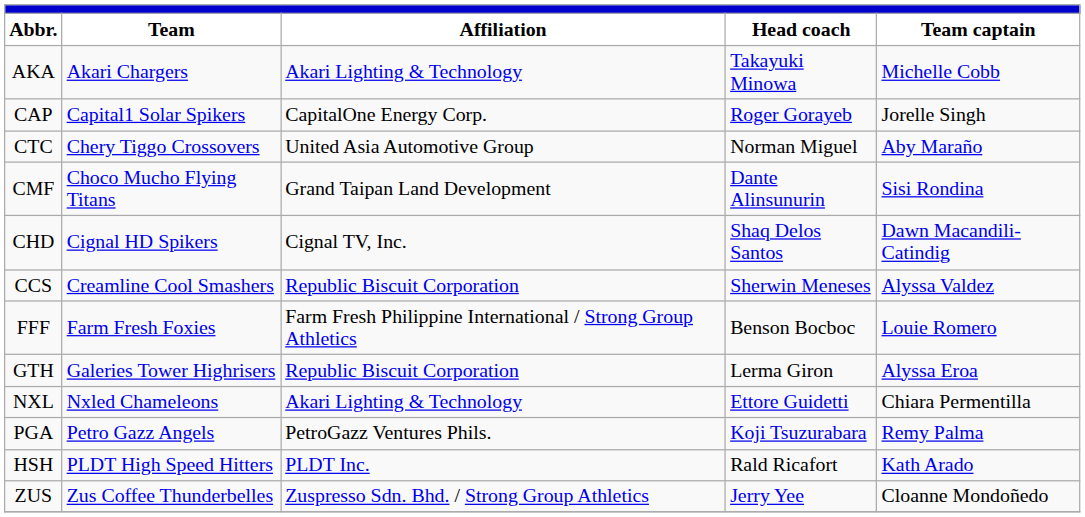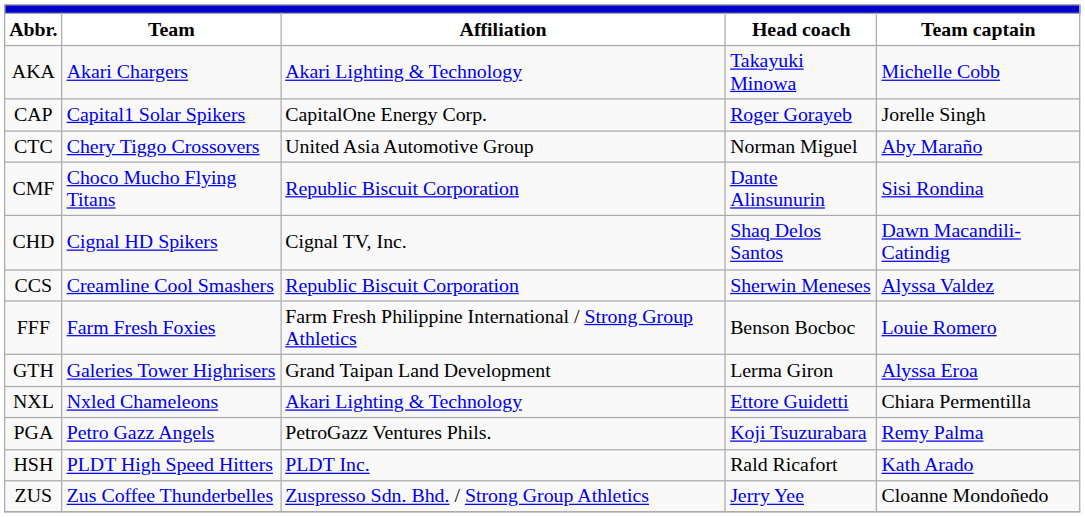(418, 188) Grand Taipan Land Development -> (402, 188) Republic Biscuit Corporation
(402, 370) Republic Biscuit Corporation -> (418, 370) Grand Taipan Land Development
